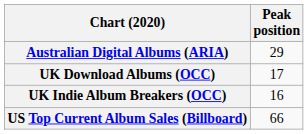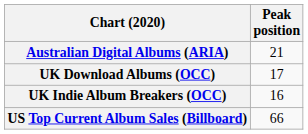(277, 52) 29 -> (277, 52) 21
